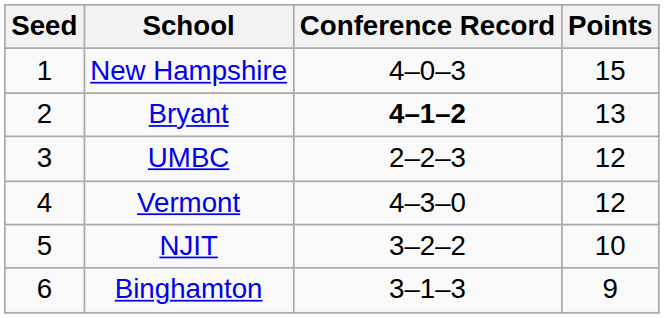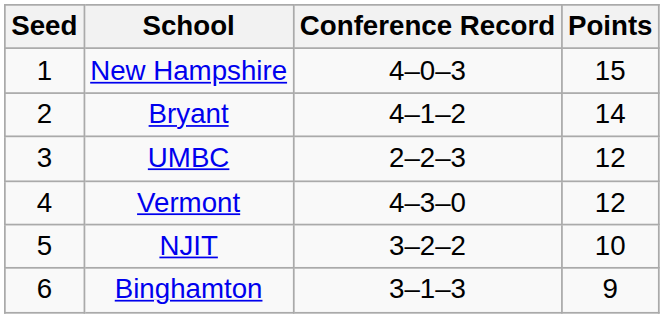(427, 114) bold -> (427, 114) normal
(610, 114) 13 -> (610, 114) 14
